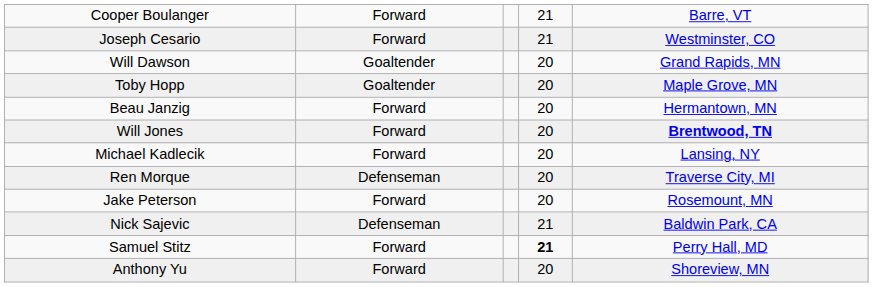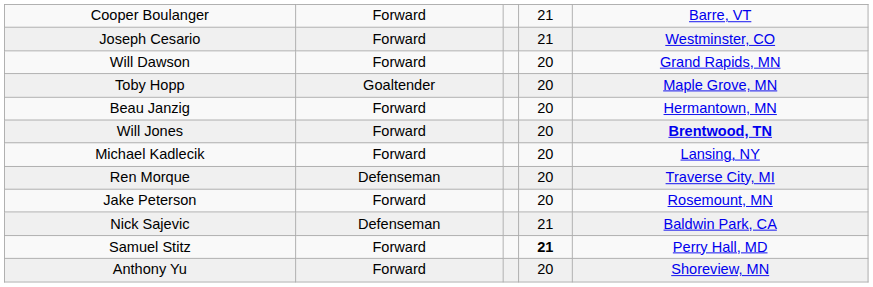(399, 62) Goaltender -> (399, 62) Forward
